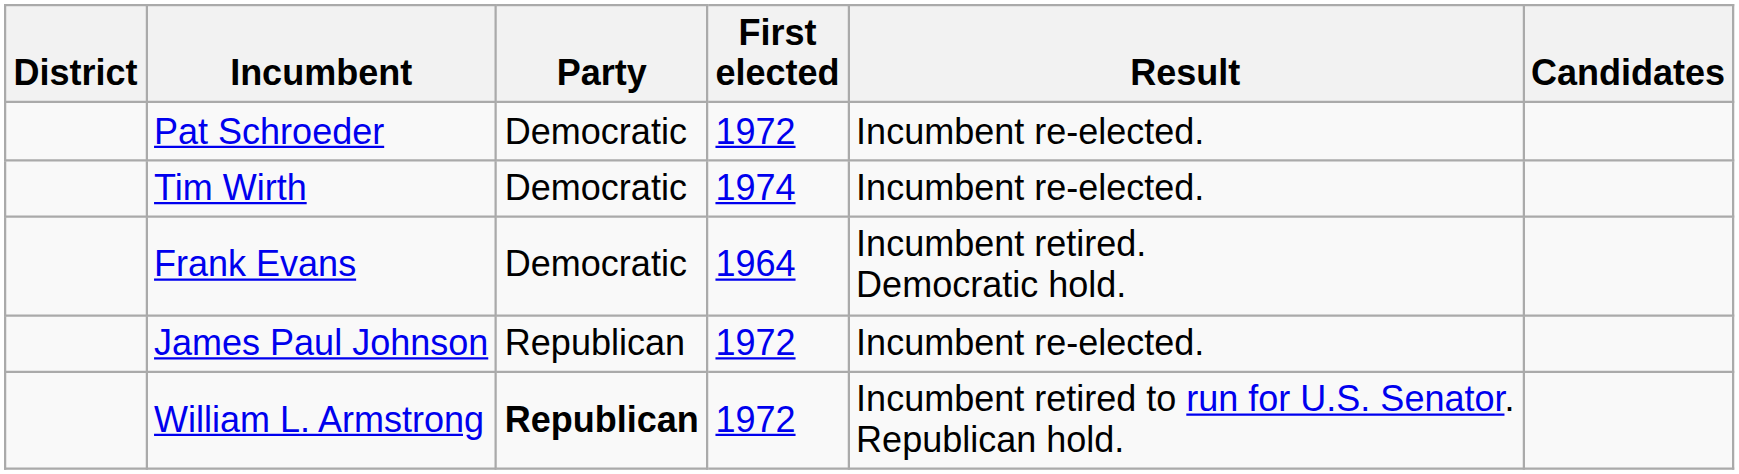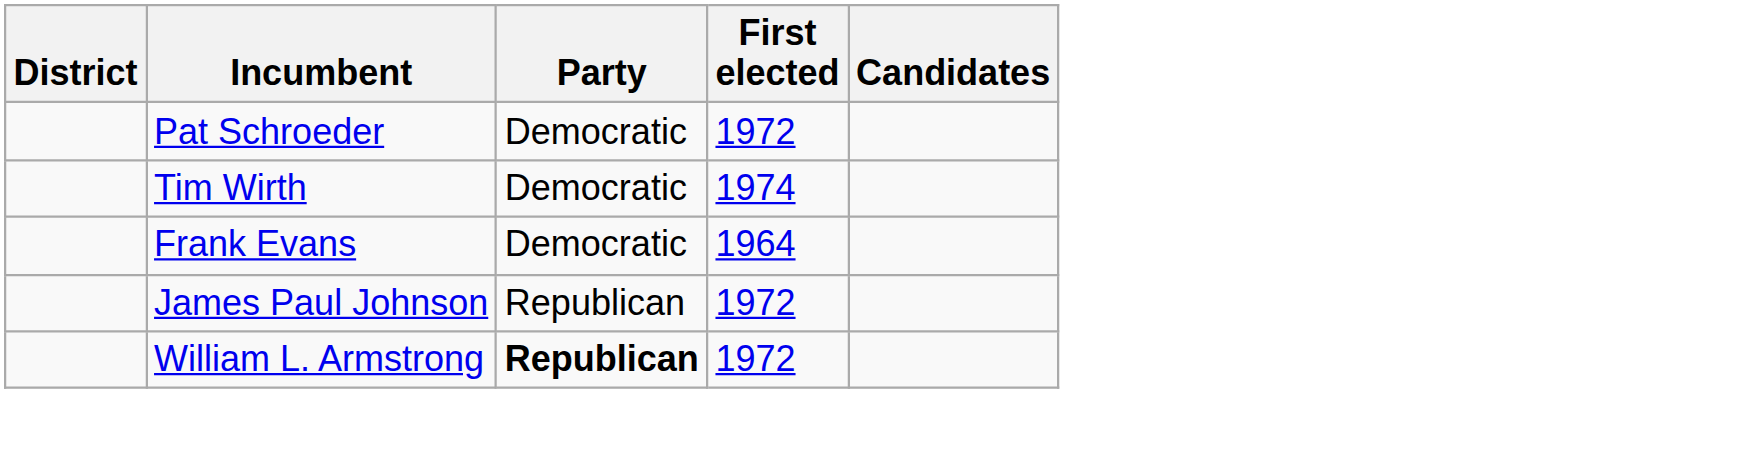- column: (1185, 73)
